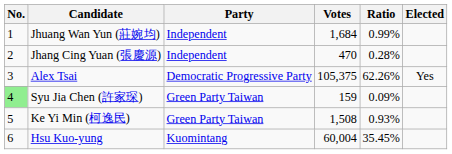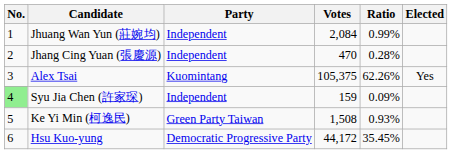(343, 34) 1,684 -> (343, 34) 2,084
(239, 76) Democratic Progressive Party -> (197, 76) Kuomintang
(215, 96) Green Party Taiwan -> (197, 96) Independent
(197, 138) Kuomintang -> (239, 138) Democratic Progressive Party
(340, 138) 60,004 -> (340, 138) 44,172
